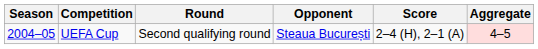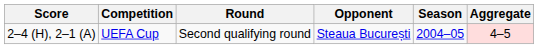columns swapped: (31, 14) <-> (420, 14)
